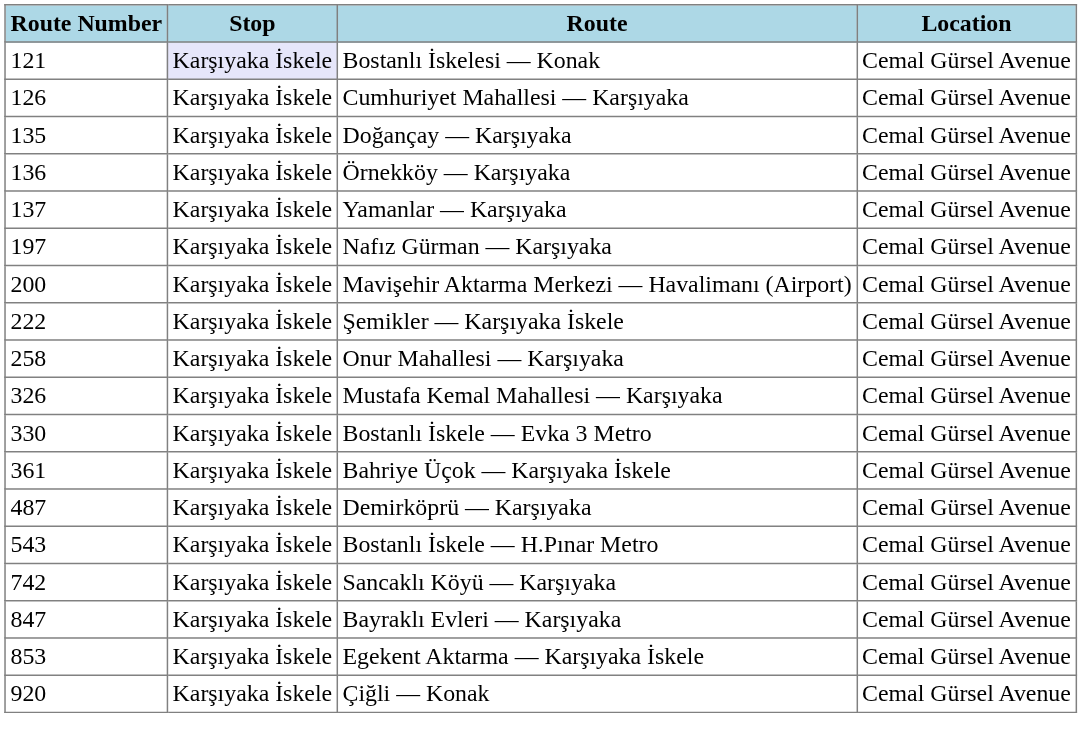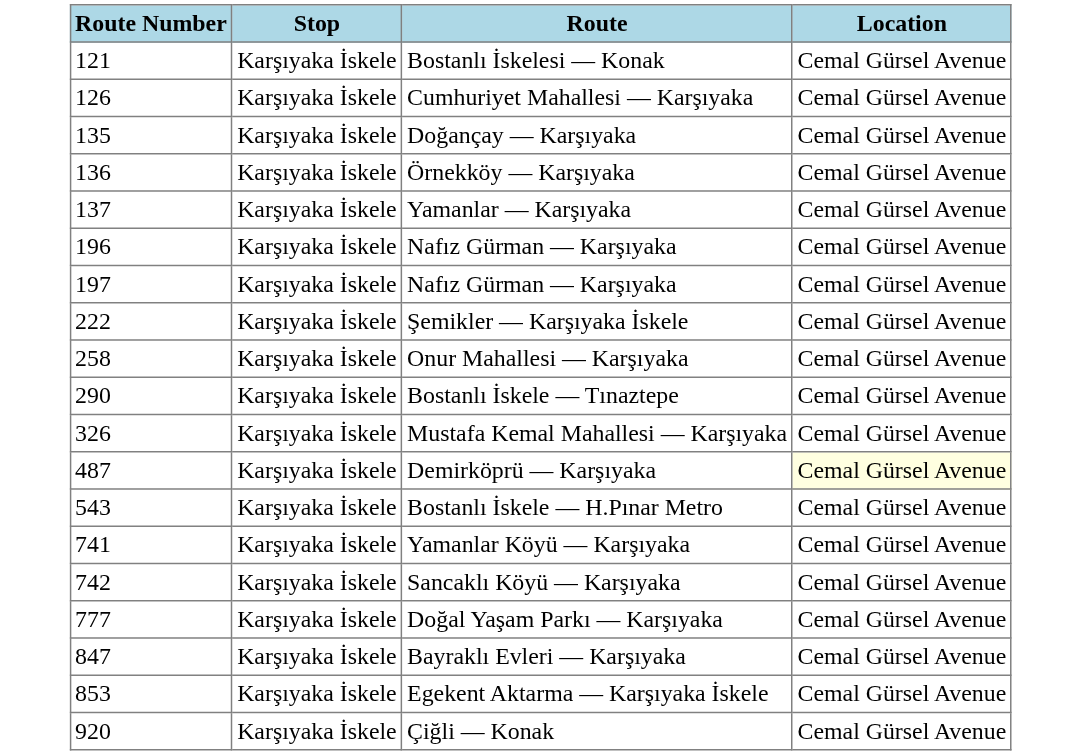(252, 60) lavender background -> (317, 60) no background
+ row: (93, 246)
- row: (28, 283)
+ row: (93, 395)
- row: (28, 432)
- row: (28, 470)
(966, 507) no background -> (902, 470) lightyellow background
+ row: (93, 544)
+ row: (93, 619)
